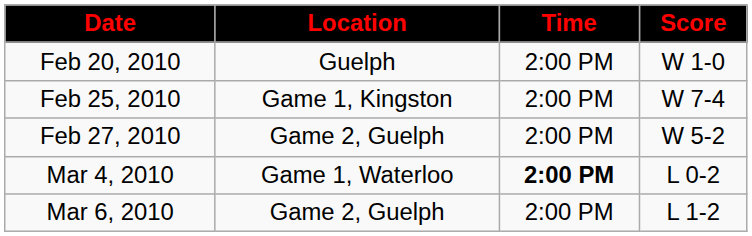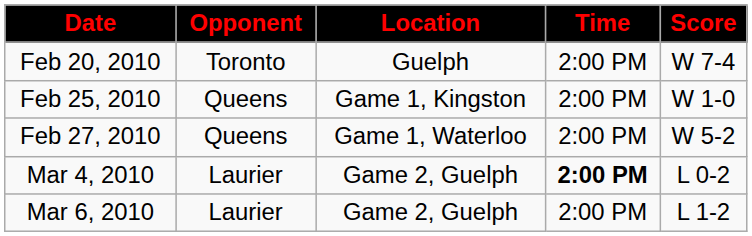+ column: (246, 23)
(693, 61) W 1-0 -> (703, 61) W 7-4
(693, 99) W 7-4 -> (703, 99) W 1-0
(357, 136) Game 2, Guelph -> (431, 136) Game 1, Waterloo
(357, 174) Game 1, Waterloo -> (430, 174) Game 2, Guelph
